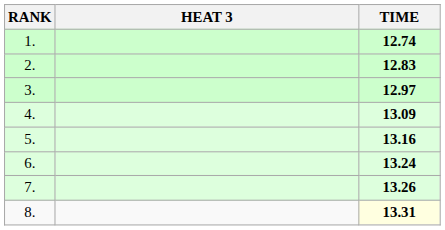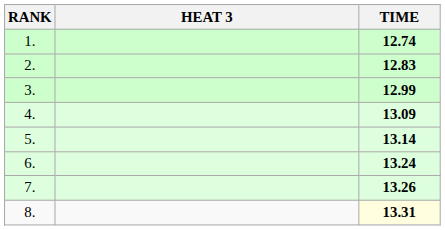(399, 90) 12.97 -> (399, 90) 12.99
(399, 139) 13.16 -> (399, 139) 13.14
